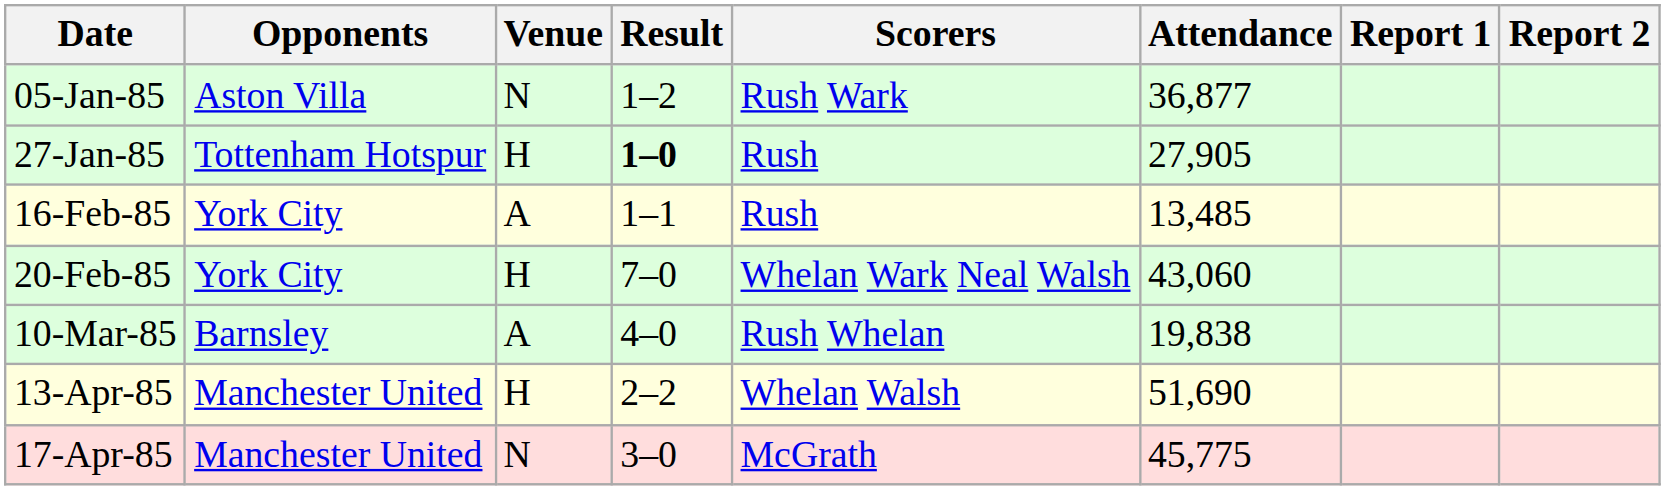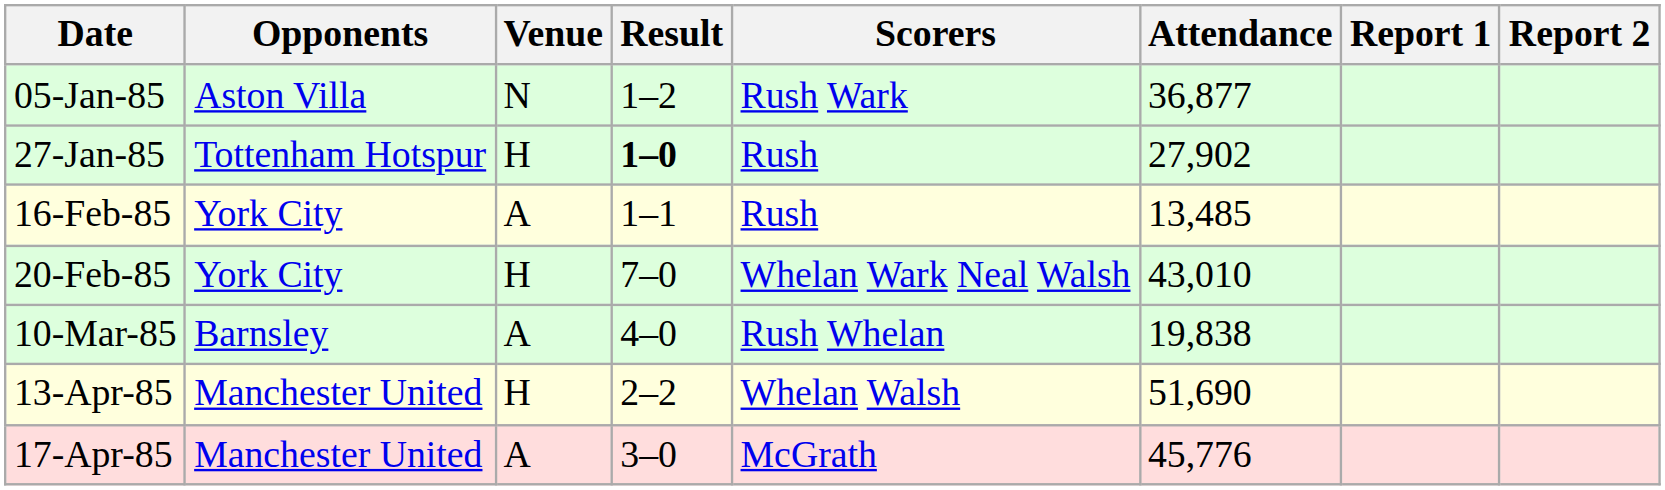(1200, 154) 27,905 -> (1200, 154) 27,902
(1200, 273) 43,060 -> (1200, 273) 43,010
(517, 453) N -> (517, 453) A
(1200, 453) 45,775 -> (1200, 453) 45,776
